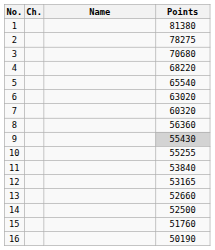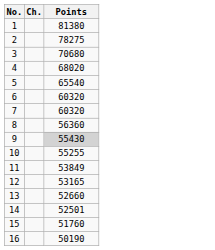- column: (100, 11)
(183, 68) 68220 -> (71, 68) 68020
(183, 97) 63020 -> (71, 97) 60320
(183, 168) 53840 -> (71, 168) 53849
(183, 210) 52500 -> (71, 210) 52501
